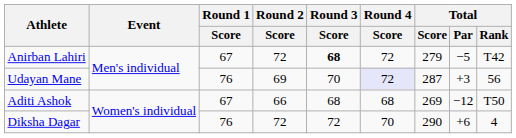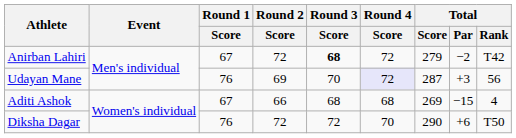(463, 57) −5 -> (463, 57) −2
(463, 100) −12 -> (463, 100) −15
(494, 100) T50 -> (494, 100) 4
(494, 122) 4 -> (494, 122) T50
